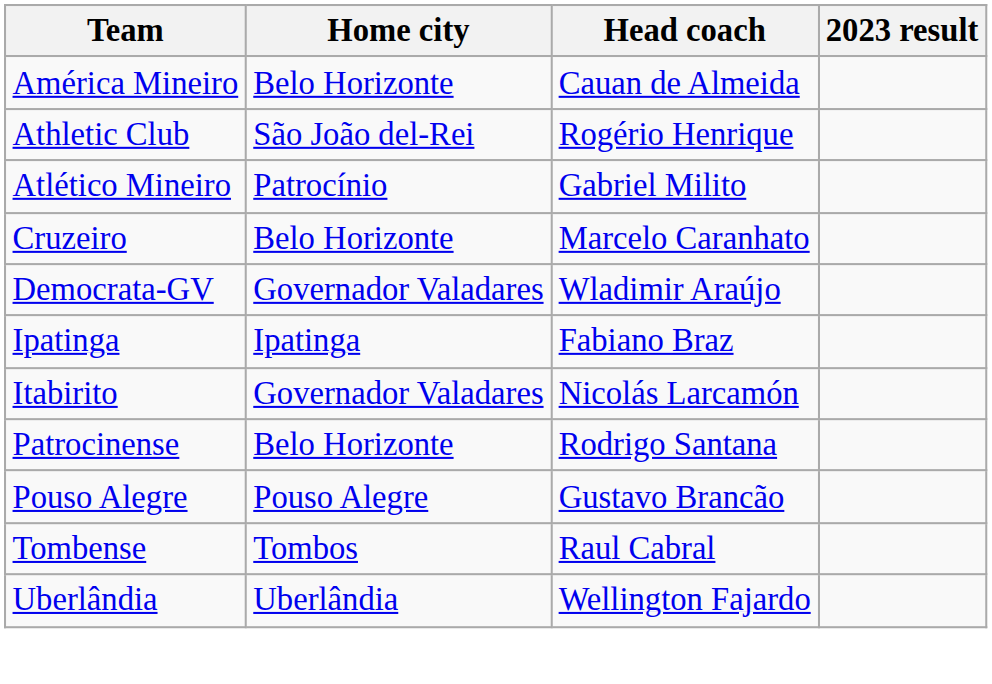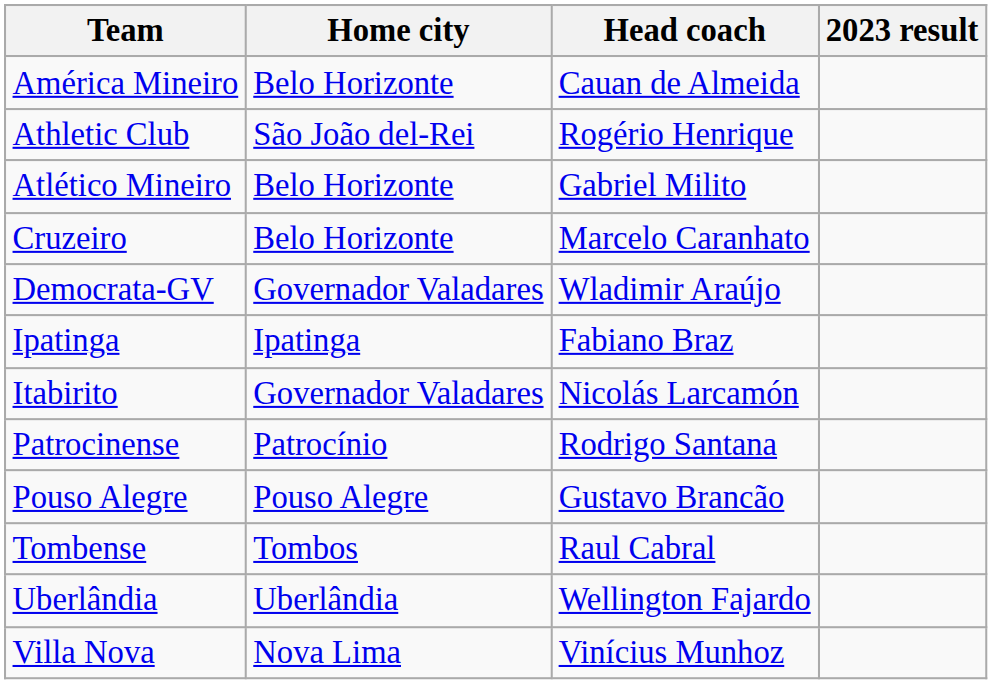(320, 185) Patrocínio -> (353, 185) Belo Horizonte
(353, 444) Belo Horizonte -> (320, 444) Patrocínio
+ row: (84, 651)
